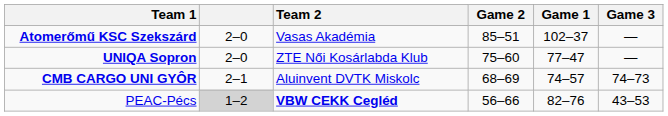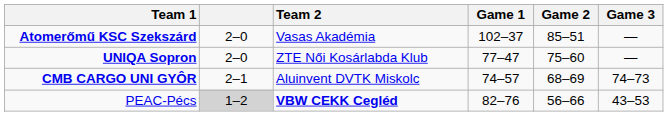columns swapped: (566, 15) <-> (501, 15)
